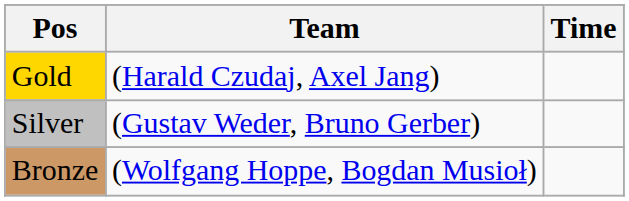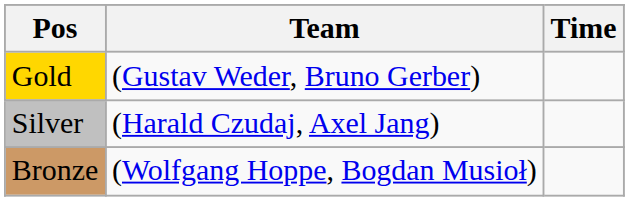(276, 75) (Harald Czudaj, Axel Jang) -> (296, 75) (Gustav Weder, Bruno Gerber)
(296, 123) (Gustav Weder, Bruno Gerber) -> (276, 123) (Harald Czudaj, Axel Jang)
